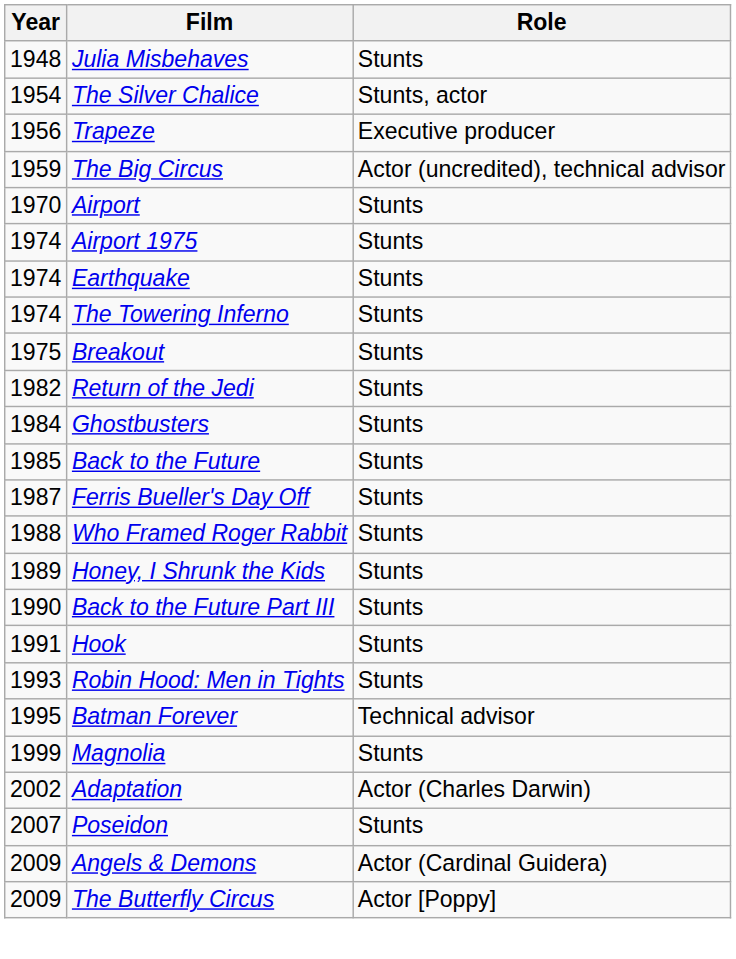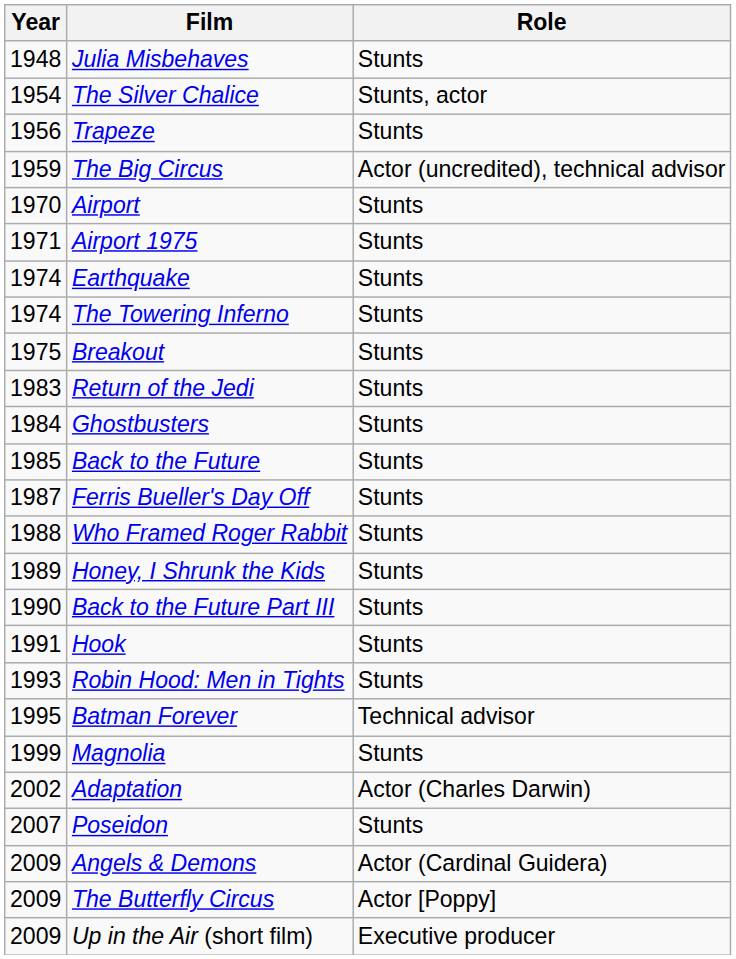(456, 132) Executive producer -> (390, 132) Stunts
(36, 242) 1974 -> (36, 242) 1971
(36, 388) 1982 -> (36, 388) 1983
+ row: (192, 936)
